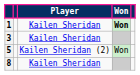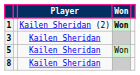(65, 25) Kailen Sheridan -> (65, 25) Kailen Sheridan (2)
(65, 51) Kailen Sheridan (2) -> (65, 51) Kailen Sheridan
